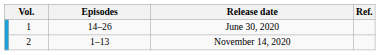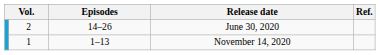(29, 27) 1 -> (29, 27) 2
(29, 42) 2 -> (29, 42) 1
